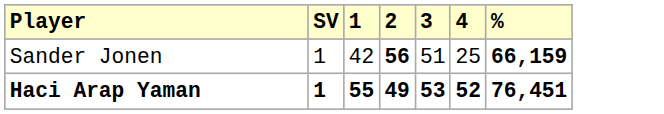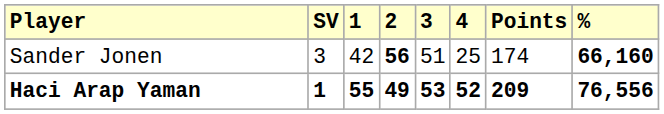+ column: (529, 22)
(320, 57) 1 -> (320, 57) 3
(529, 57) 66,159 -> (616, 57) 66,160
(529, 91) 76,451 -> (616, 91) 76,556
